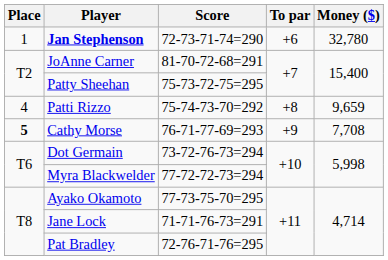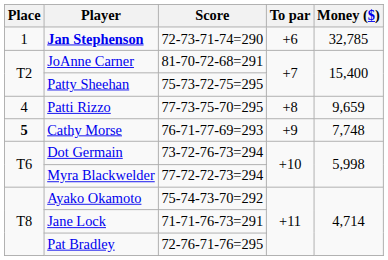(348, 38) 32,780 -> (348, 38) 32,785
(212, 107) 75-74-73-70=292 -> (212, 107) 77-73-75-70=295
(348, 130) 7,708 -> (348, 130) 7,748
(212, 198) 77-73-75-70=295 -> (212, 198) 75-74-73-70=292
